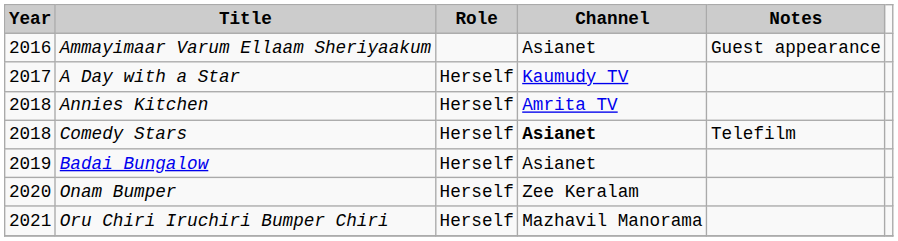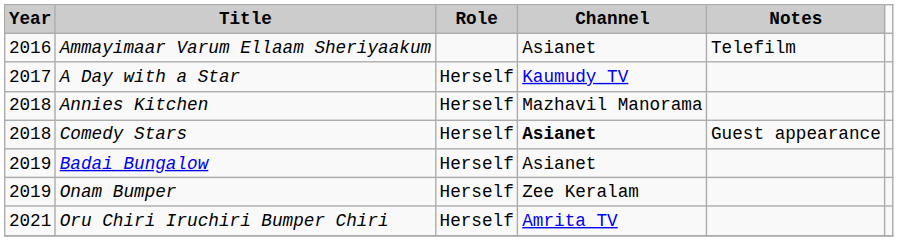(796, 48) Guest appearance -> (753, 48) Telefilm
(570, 106) Amrita TV -> (612, 106) Mazhavil Manorama
(753, 134) Telefilm -> (796, 134) Guest appearance
(30, 192) 2020 -> (30, 192) 2019
(612, 221) Mazhavil Manorama -> (570, 221) Amrita TV
